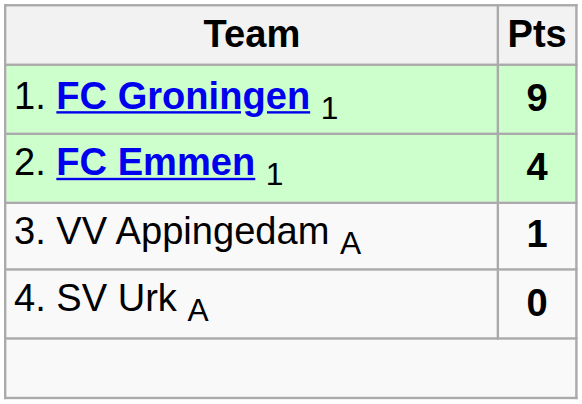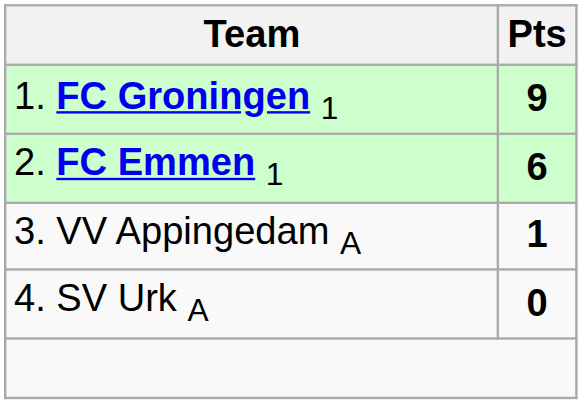(537, 166) 4 -> (537, 166) 6
